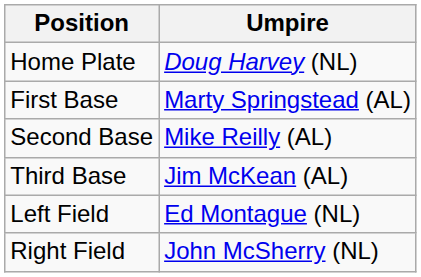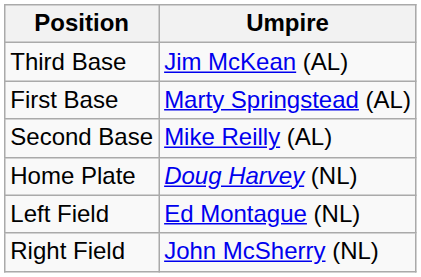rows swapped: (73, 61) <-> (68, 175)
